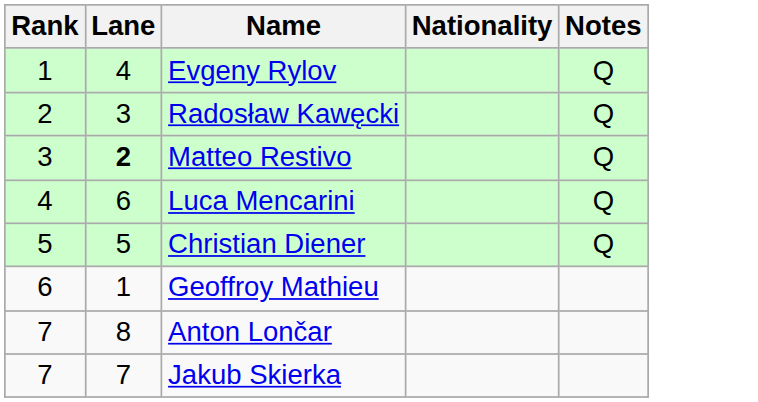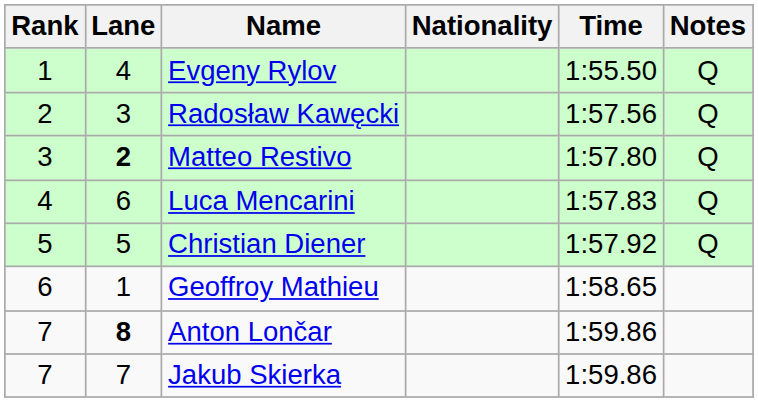+ column: (611, 26)
(123, 331) normal -> (123, 331) bold
